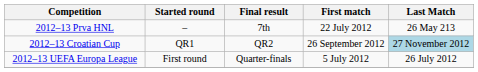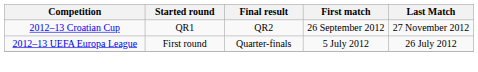- row: (75, 28)
(431, 43) lightblue background -> (431, 28) no background
